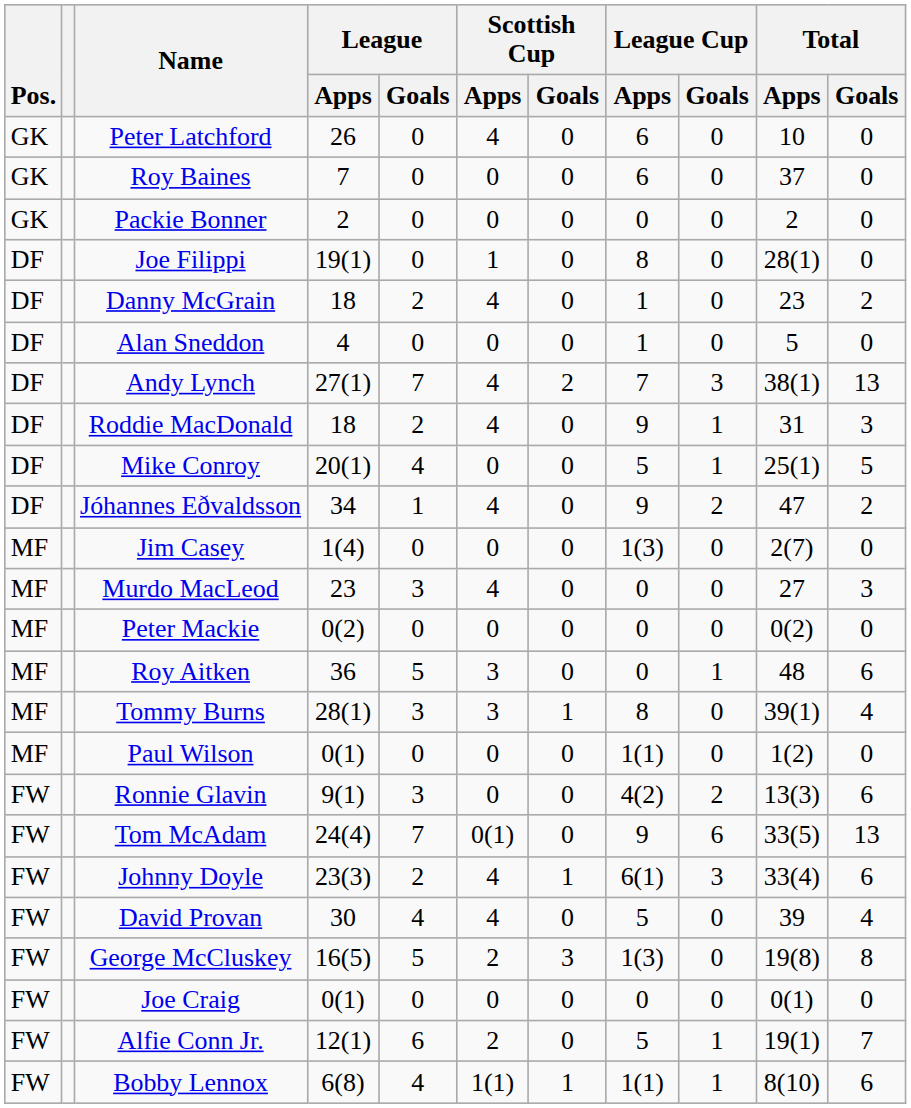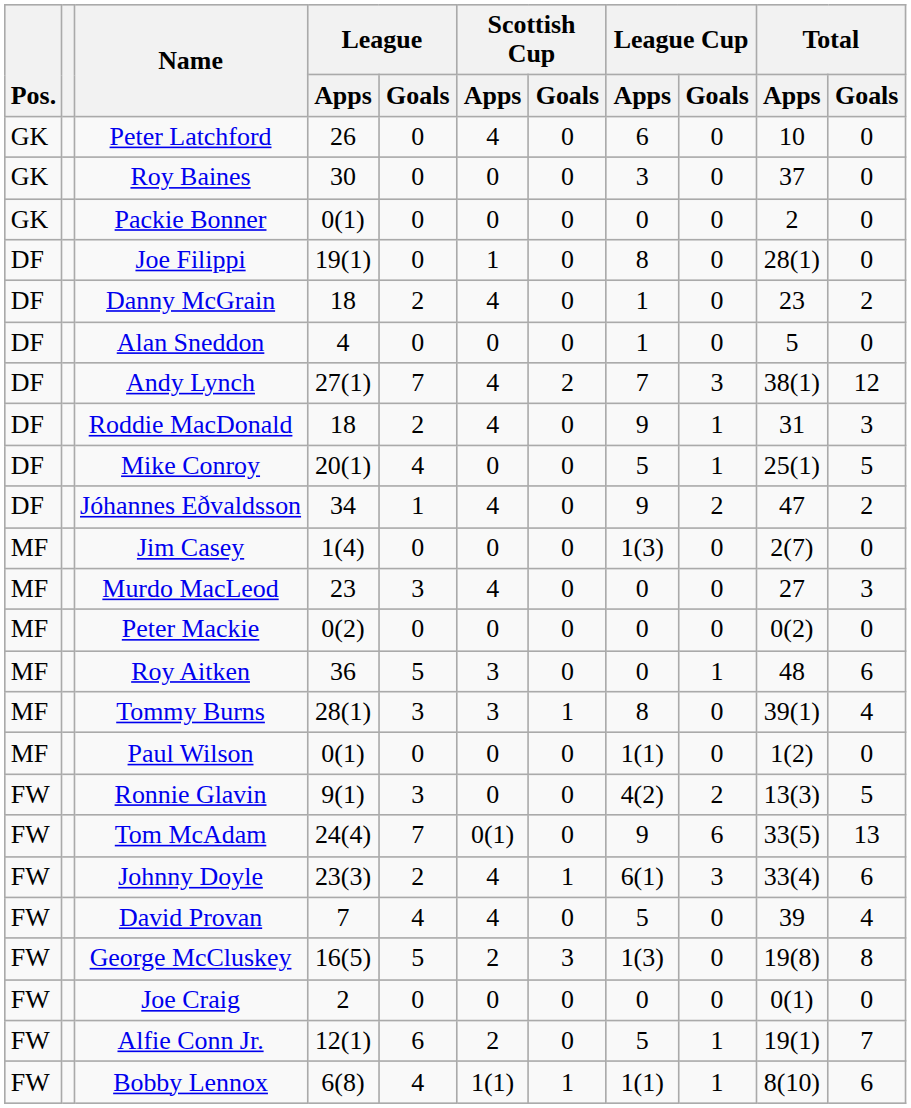(343, 177) 7 -> (343, 177) 30
(642, 177) 6 -> (642, 177) 3
(343, 218) 2 -> (343, 218) 0(1)
(867, 383) 13 -> (867, 383) 12
(867, 794) 6 -> (867, 794) 5
(343, 917) 30 -> (343, 917) 7
(343, 999) 0(1) -> (343, 999) 2
